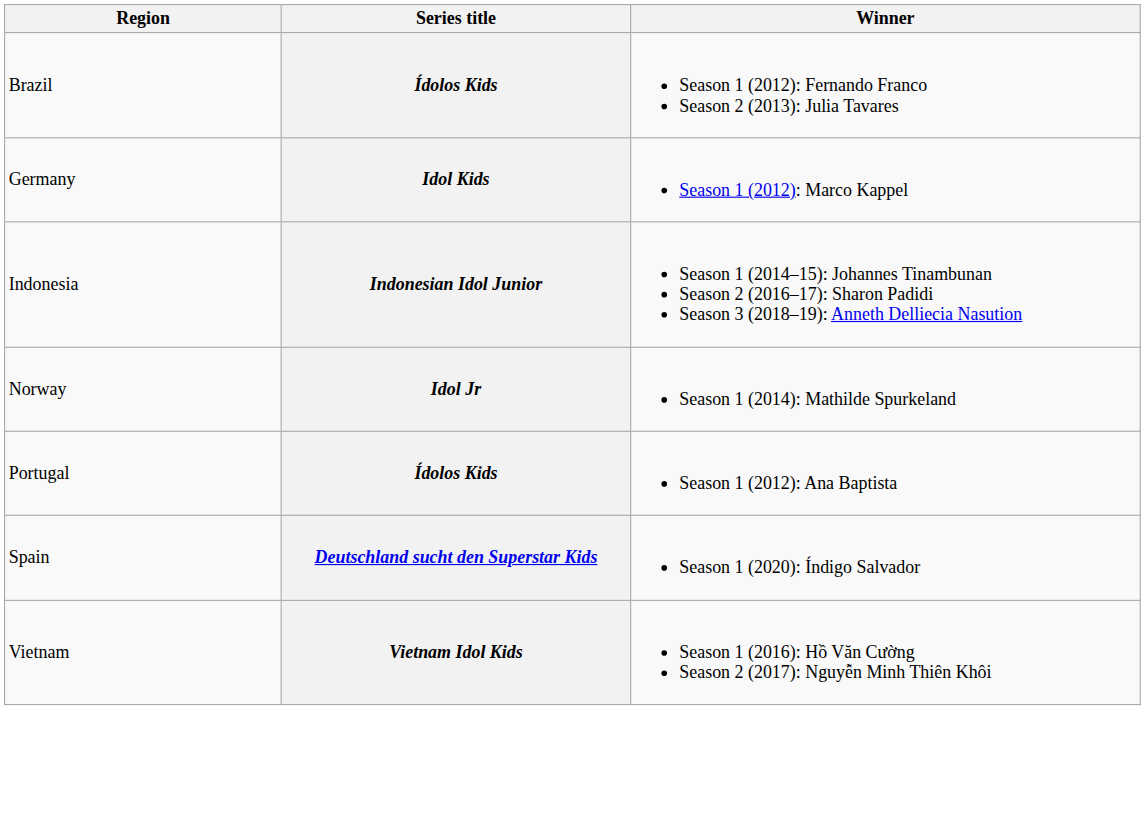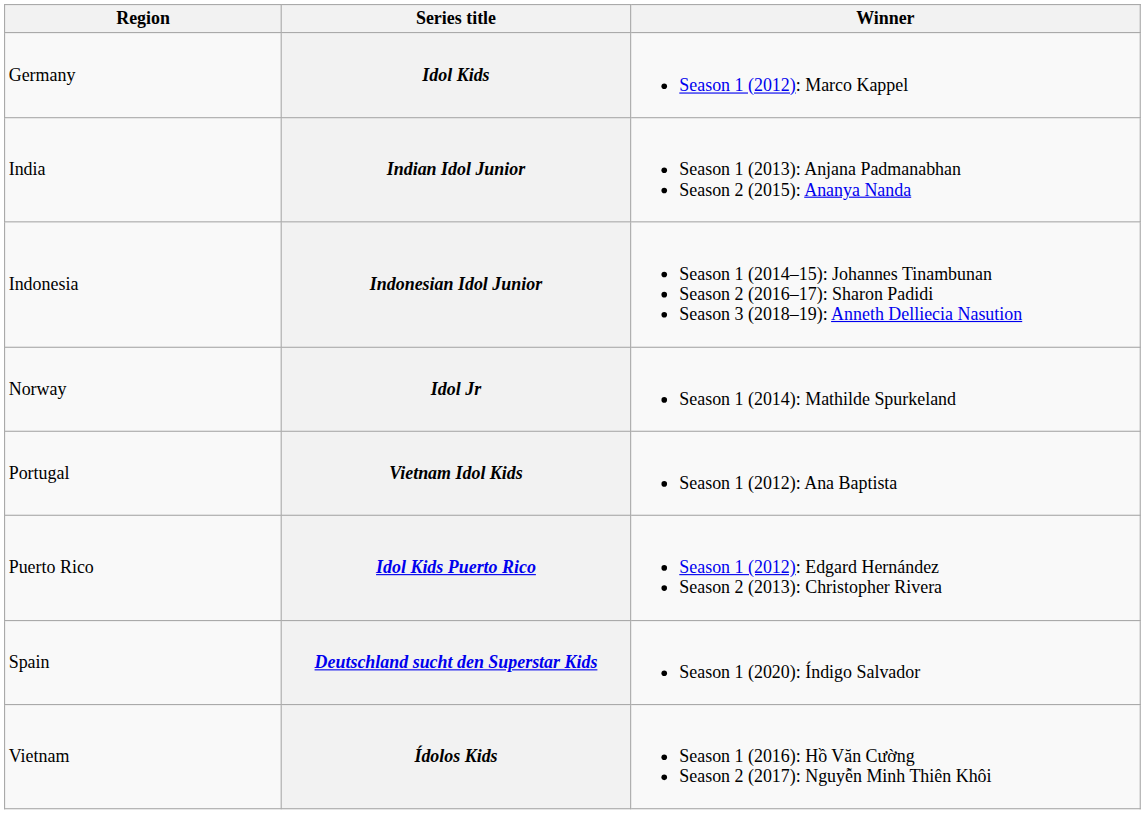- row: (31, 85)
+ row: (27, 169)
(456, 473) Ídolos Kids -> (456, 473) Vietnam Idol Kids
+ row: (51, 567)
(456, 652) Vietnam Idol Kids -> (456, 756) Ídolos Kids
